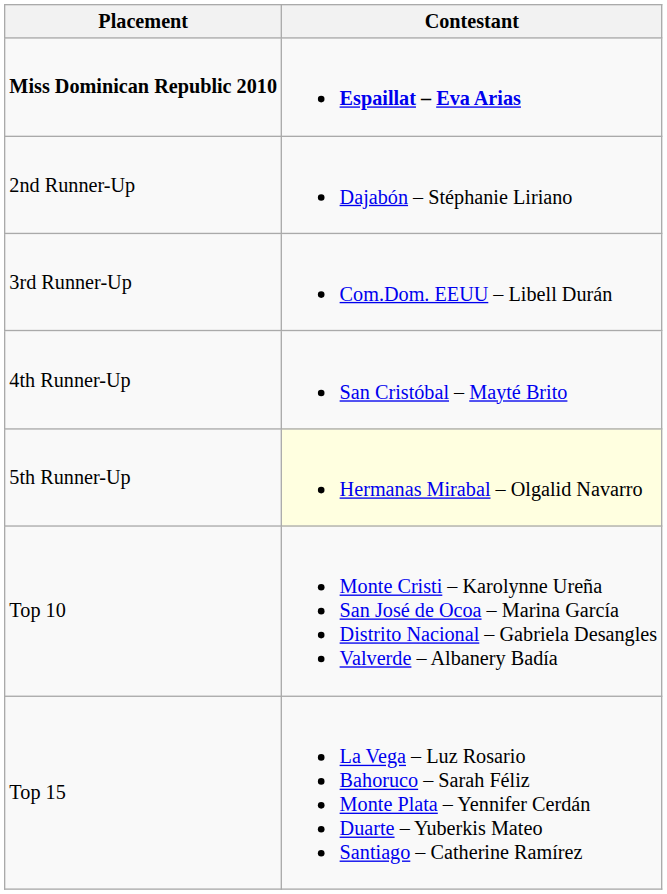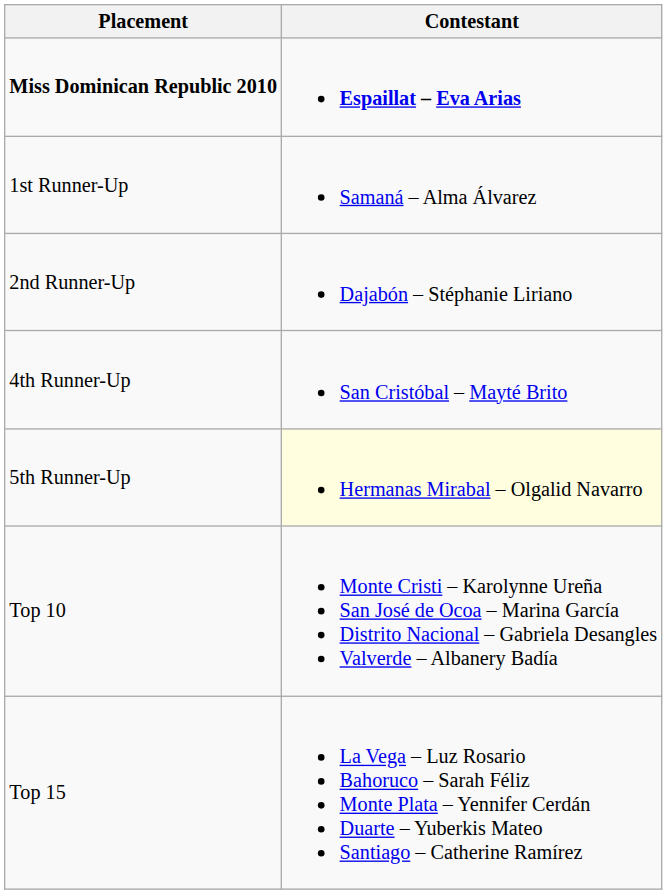+ row: (69, 184)
- row: (71, 282)
